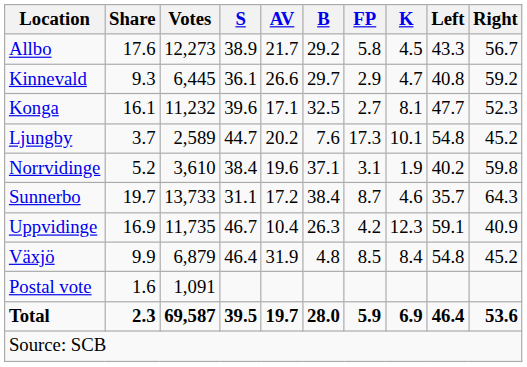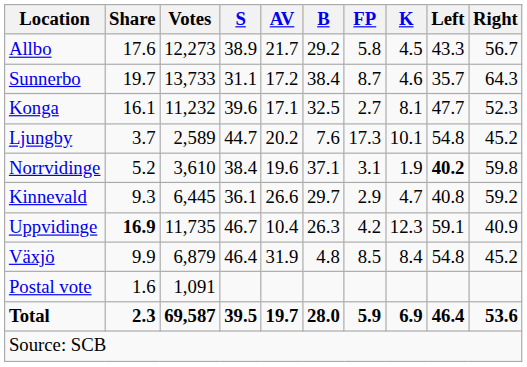rows swapped: (48, 78) <-> (45, 197)
(448, 167) normal -> (448, 167) bold
(139, 227) normal -> (139, 227) bold
